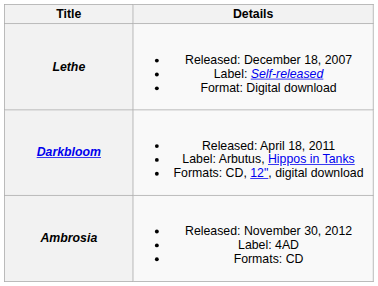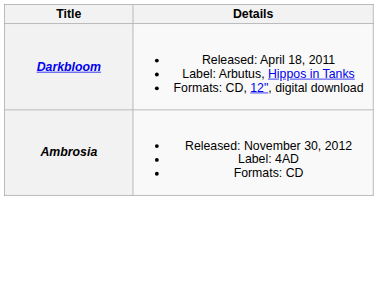- row: (69, 66)
